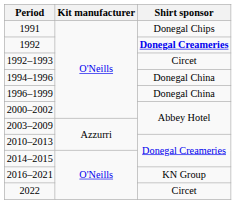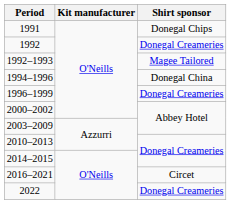(184, 45) bold -> (182, 45) normal
(184, 61) Circet -> (182, 61) Magee Tailored
(184, 93) Donegal China -> (182, 93) Donegal Creameries
(184, 175) KN Group -> (182, 175) Circet
(184, 191) Circet -> (182, 191) Donegal Creameries
